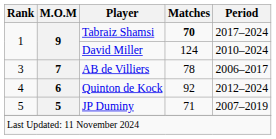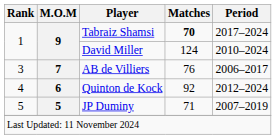(189, 69) 78 -> (189, 69) 76
